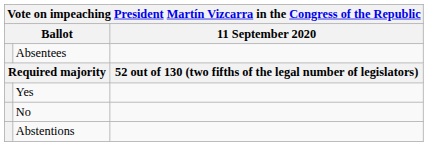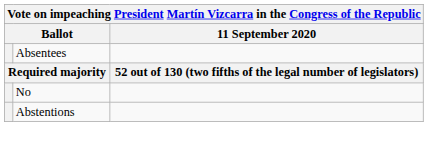- row: (25, 92)
